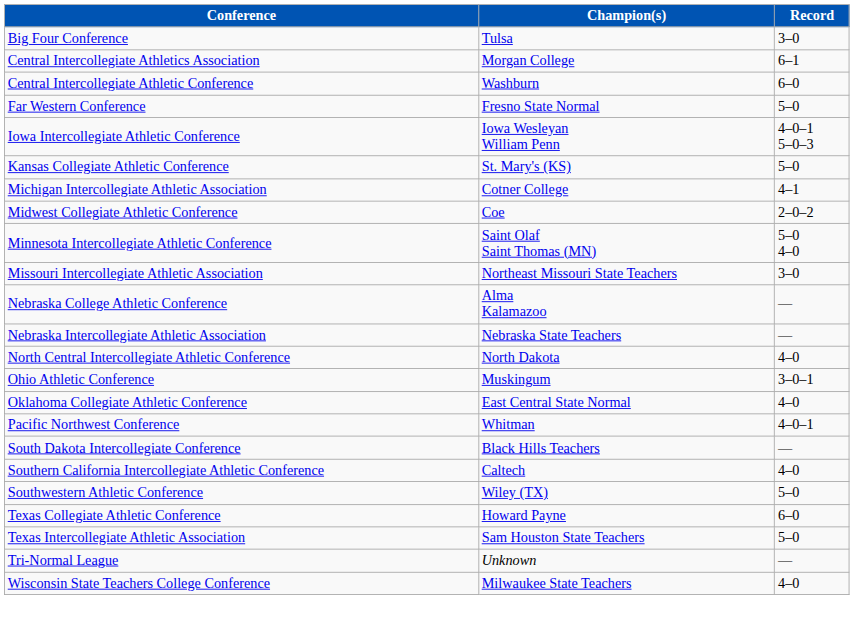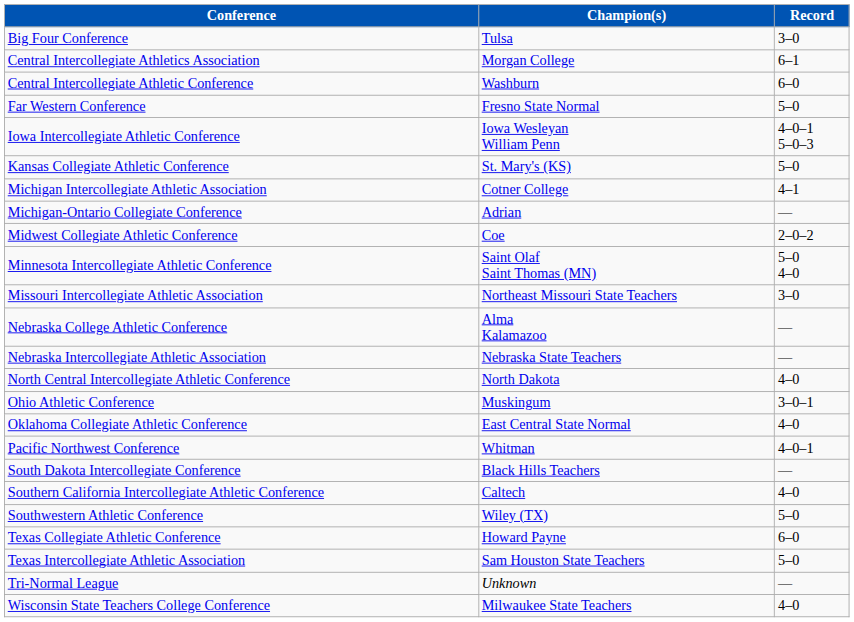+ row: (125, 212)
